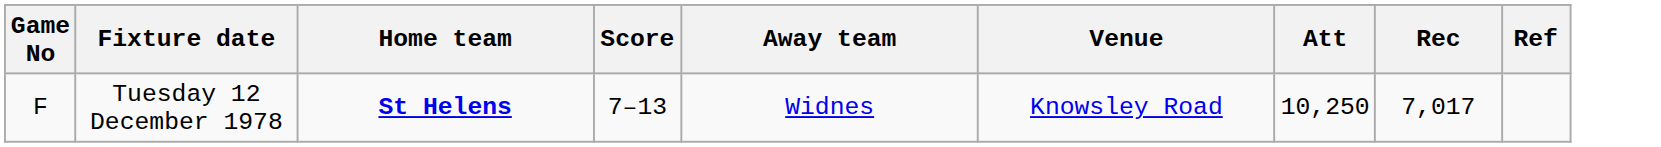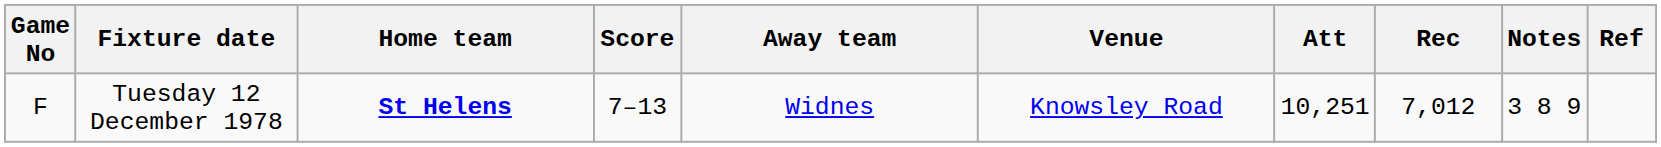+ column: (1544, 39)
(1325, 108) 10,250 -> (1325, 108) 10,251
(1438, 108) 7,017 -> (1438, 108) 7,012
